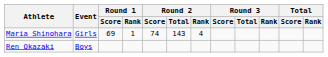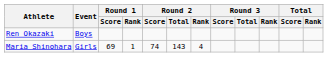rows swapped: (30, 46) <-> (39, 34)
